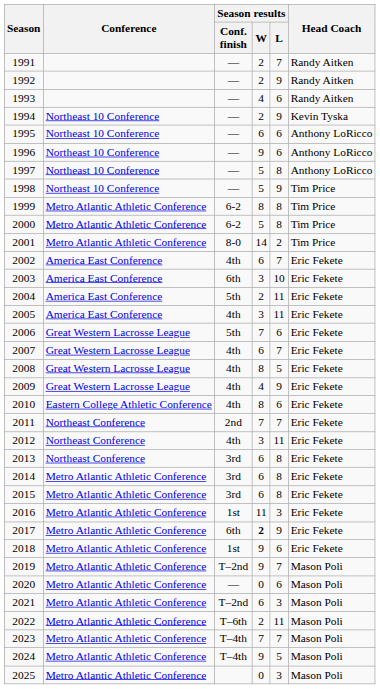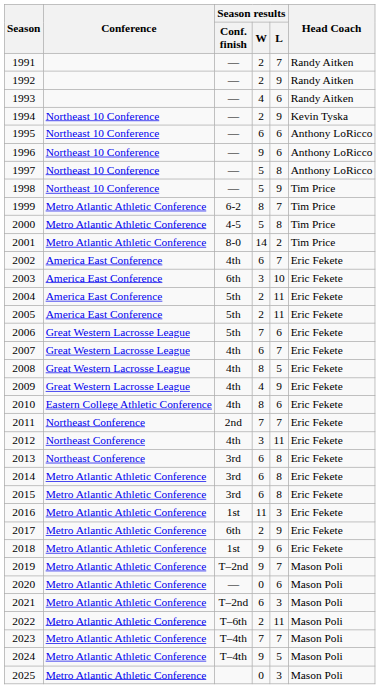(279, 206) 8 -> (279, 206) 7
(233, 224) 6-2 -> (233, 224) 4-5
(233, 314) 4th -> (233, 314) 5th
(261, 314) 3 -> (261, 314) 2
(261, 530) bold -> (261, 530) normal
